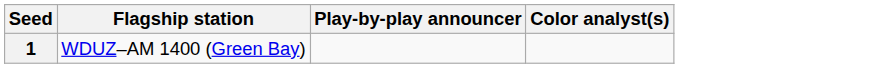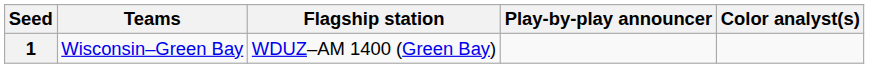+ column: (152, 19)
